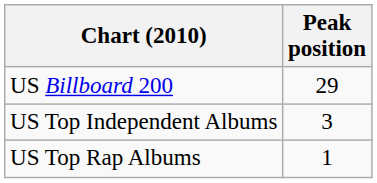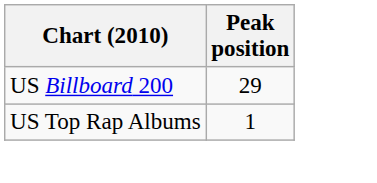- row: (144, 121)
